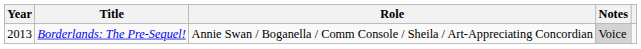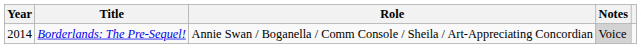(20, 33) 2013 -> (20, 33) 2014
